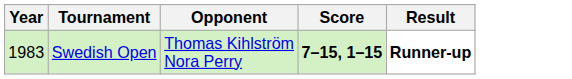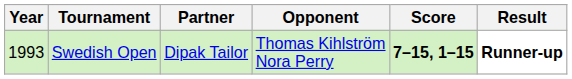+ column: (206, 18)
(26, 52) 1983 -> (26, 52) 1993
